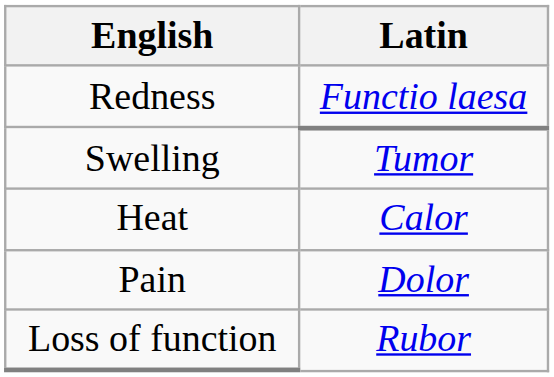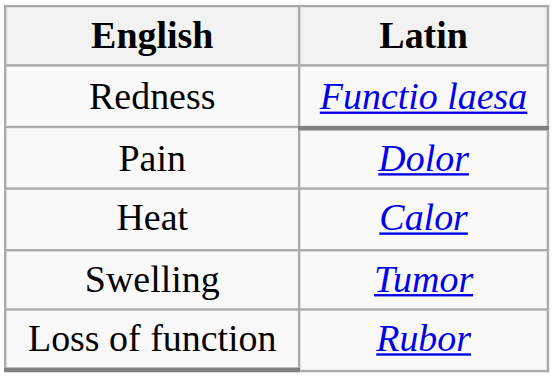rows swapped: (152, 157) <-> (152, 278)
